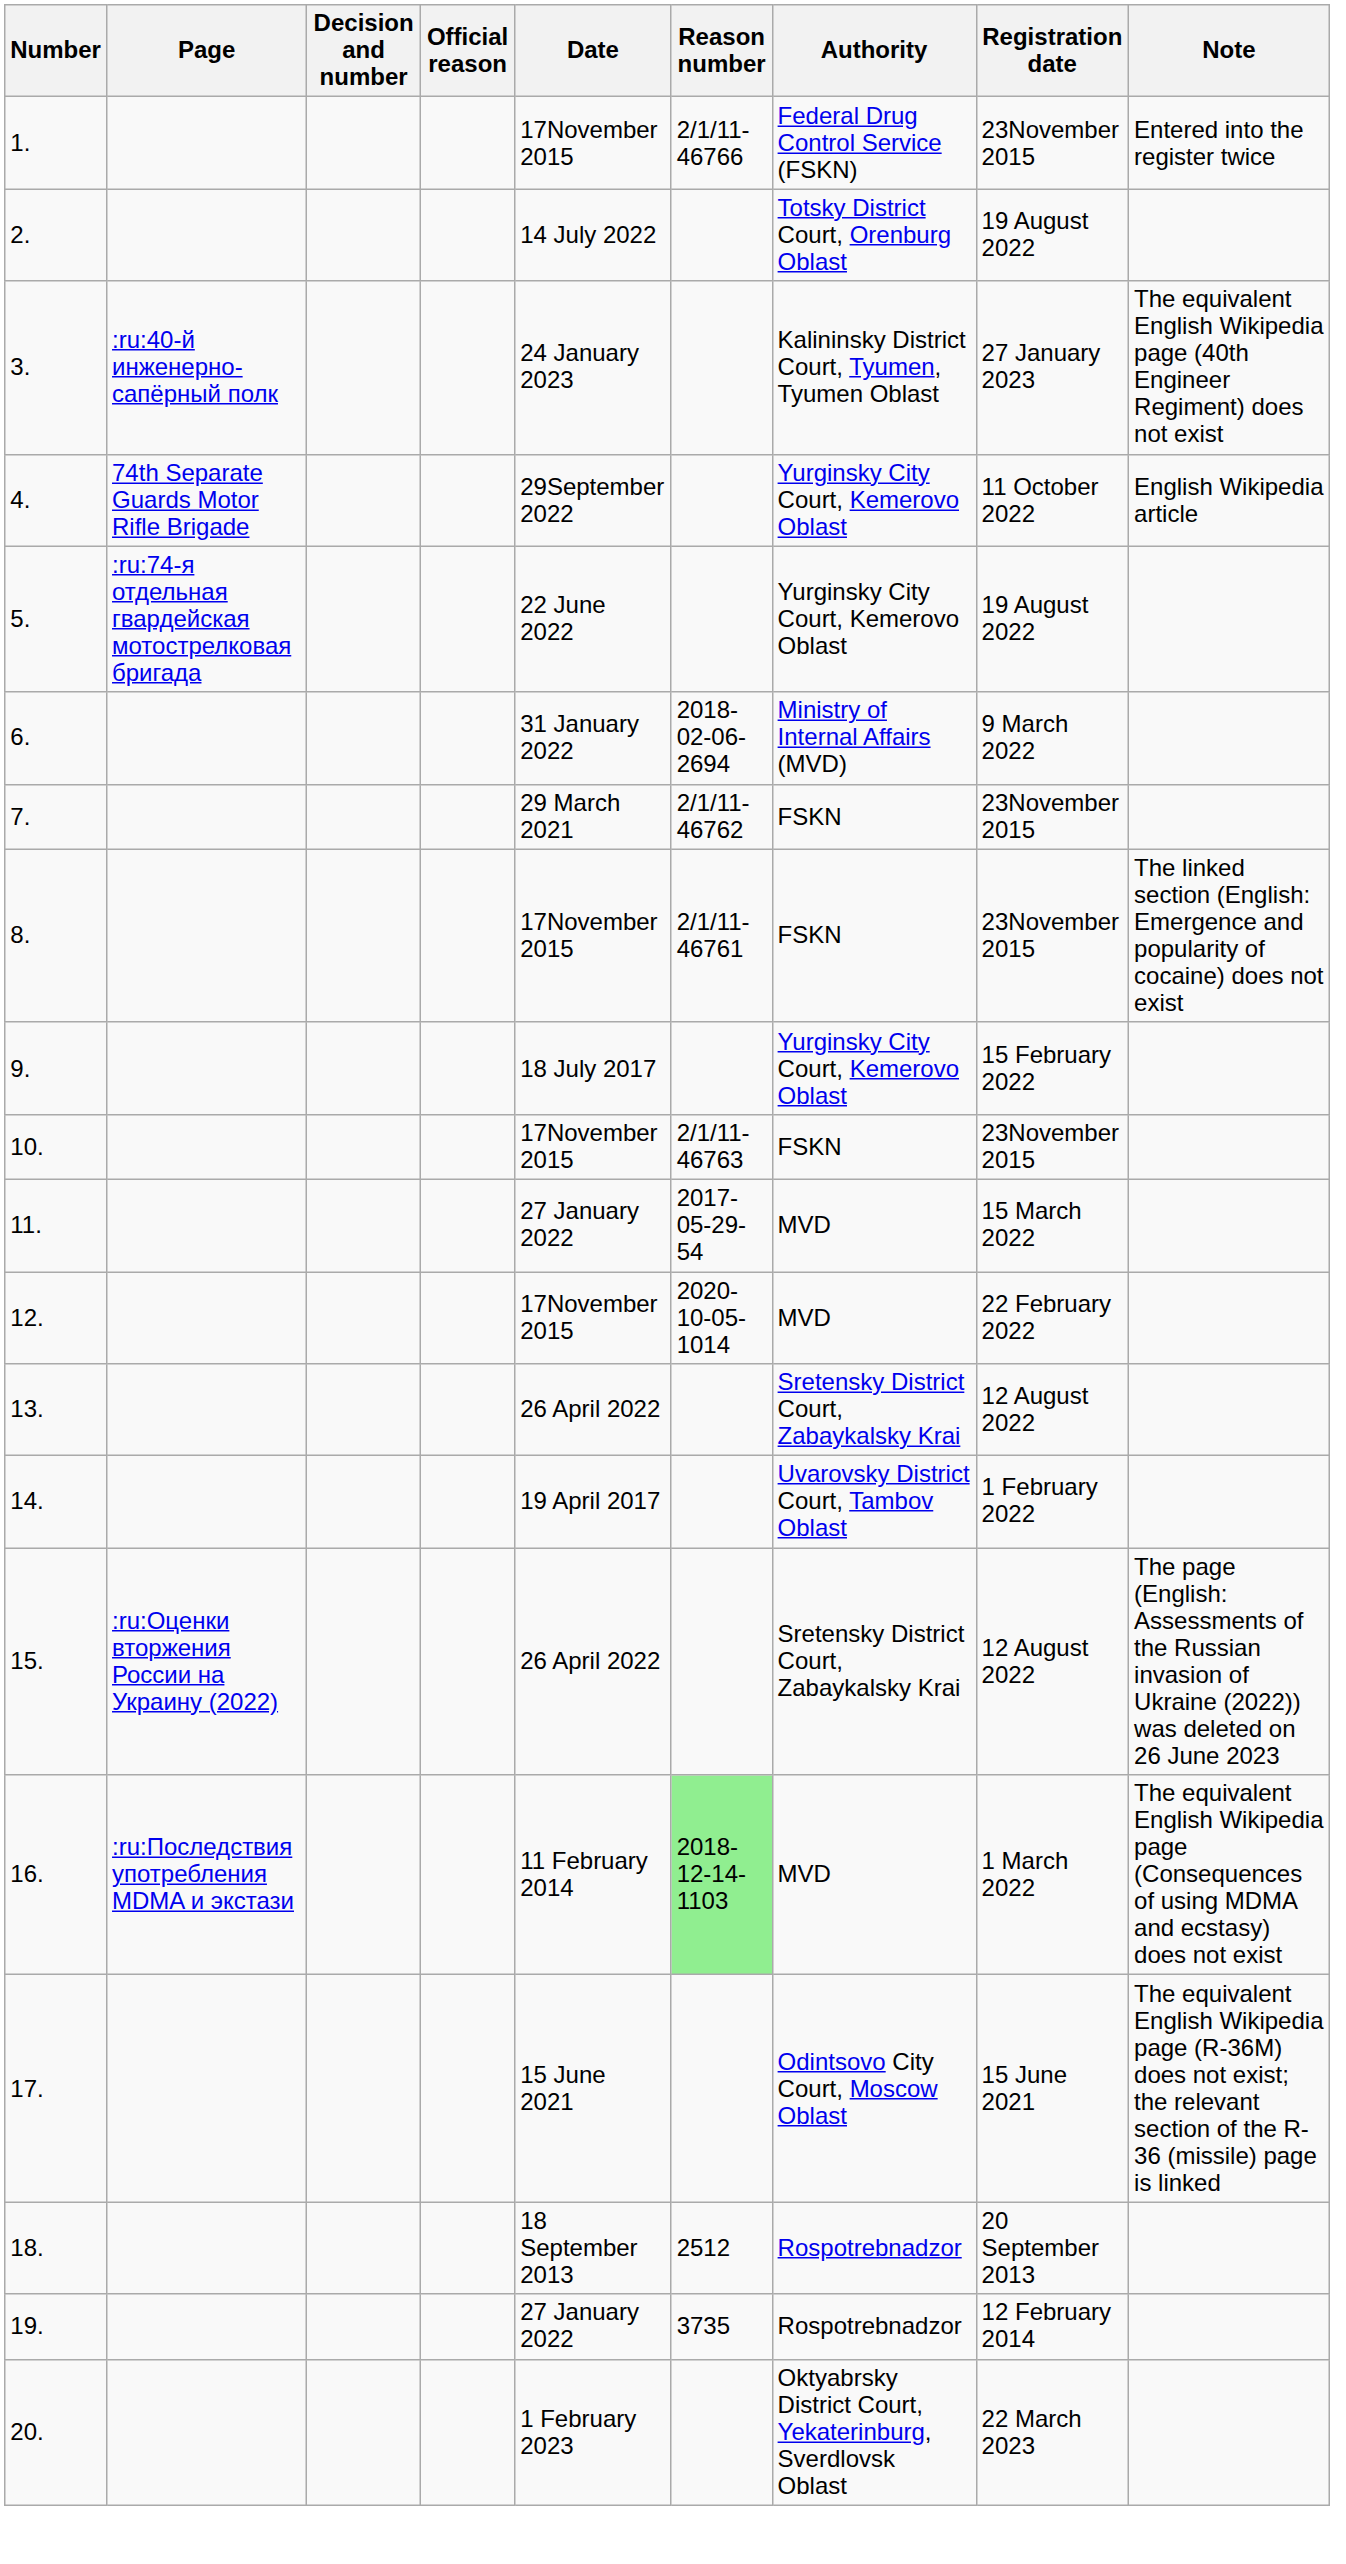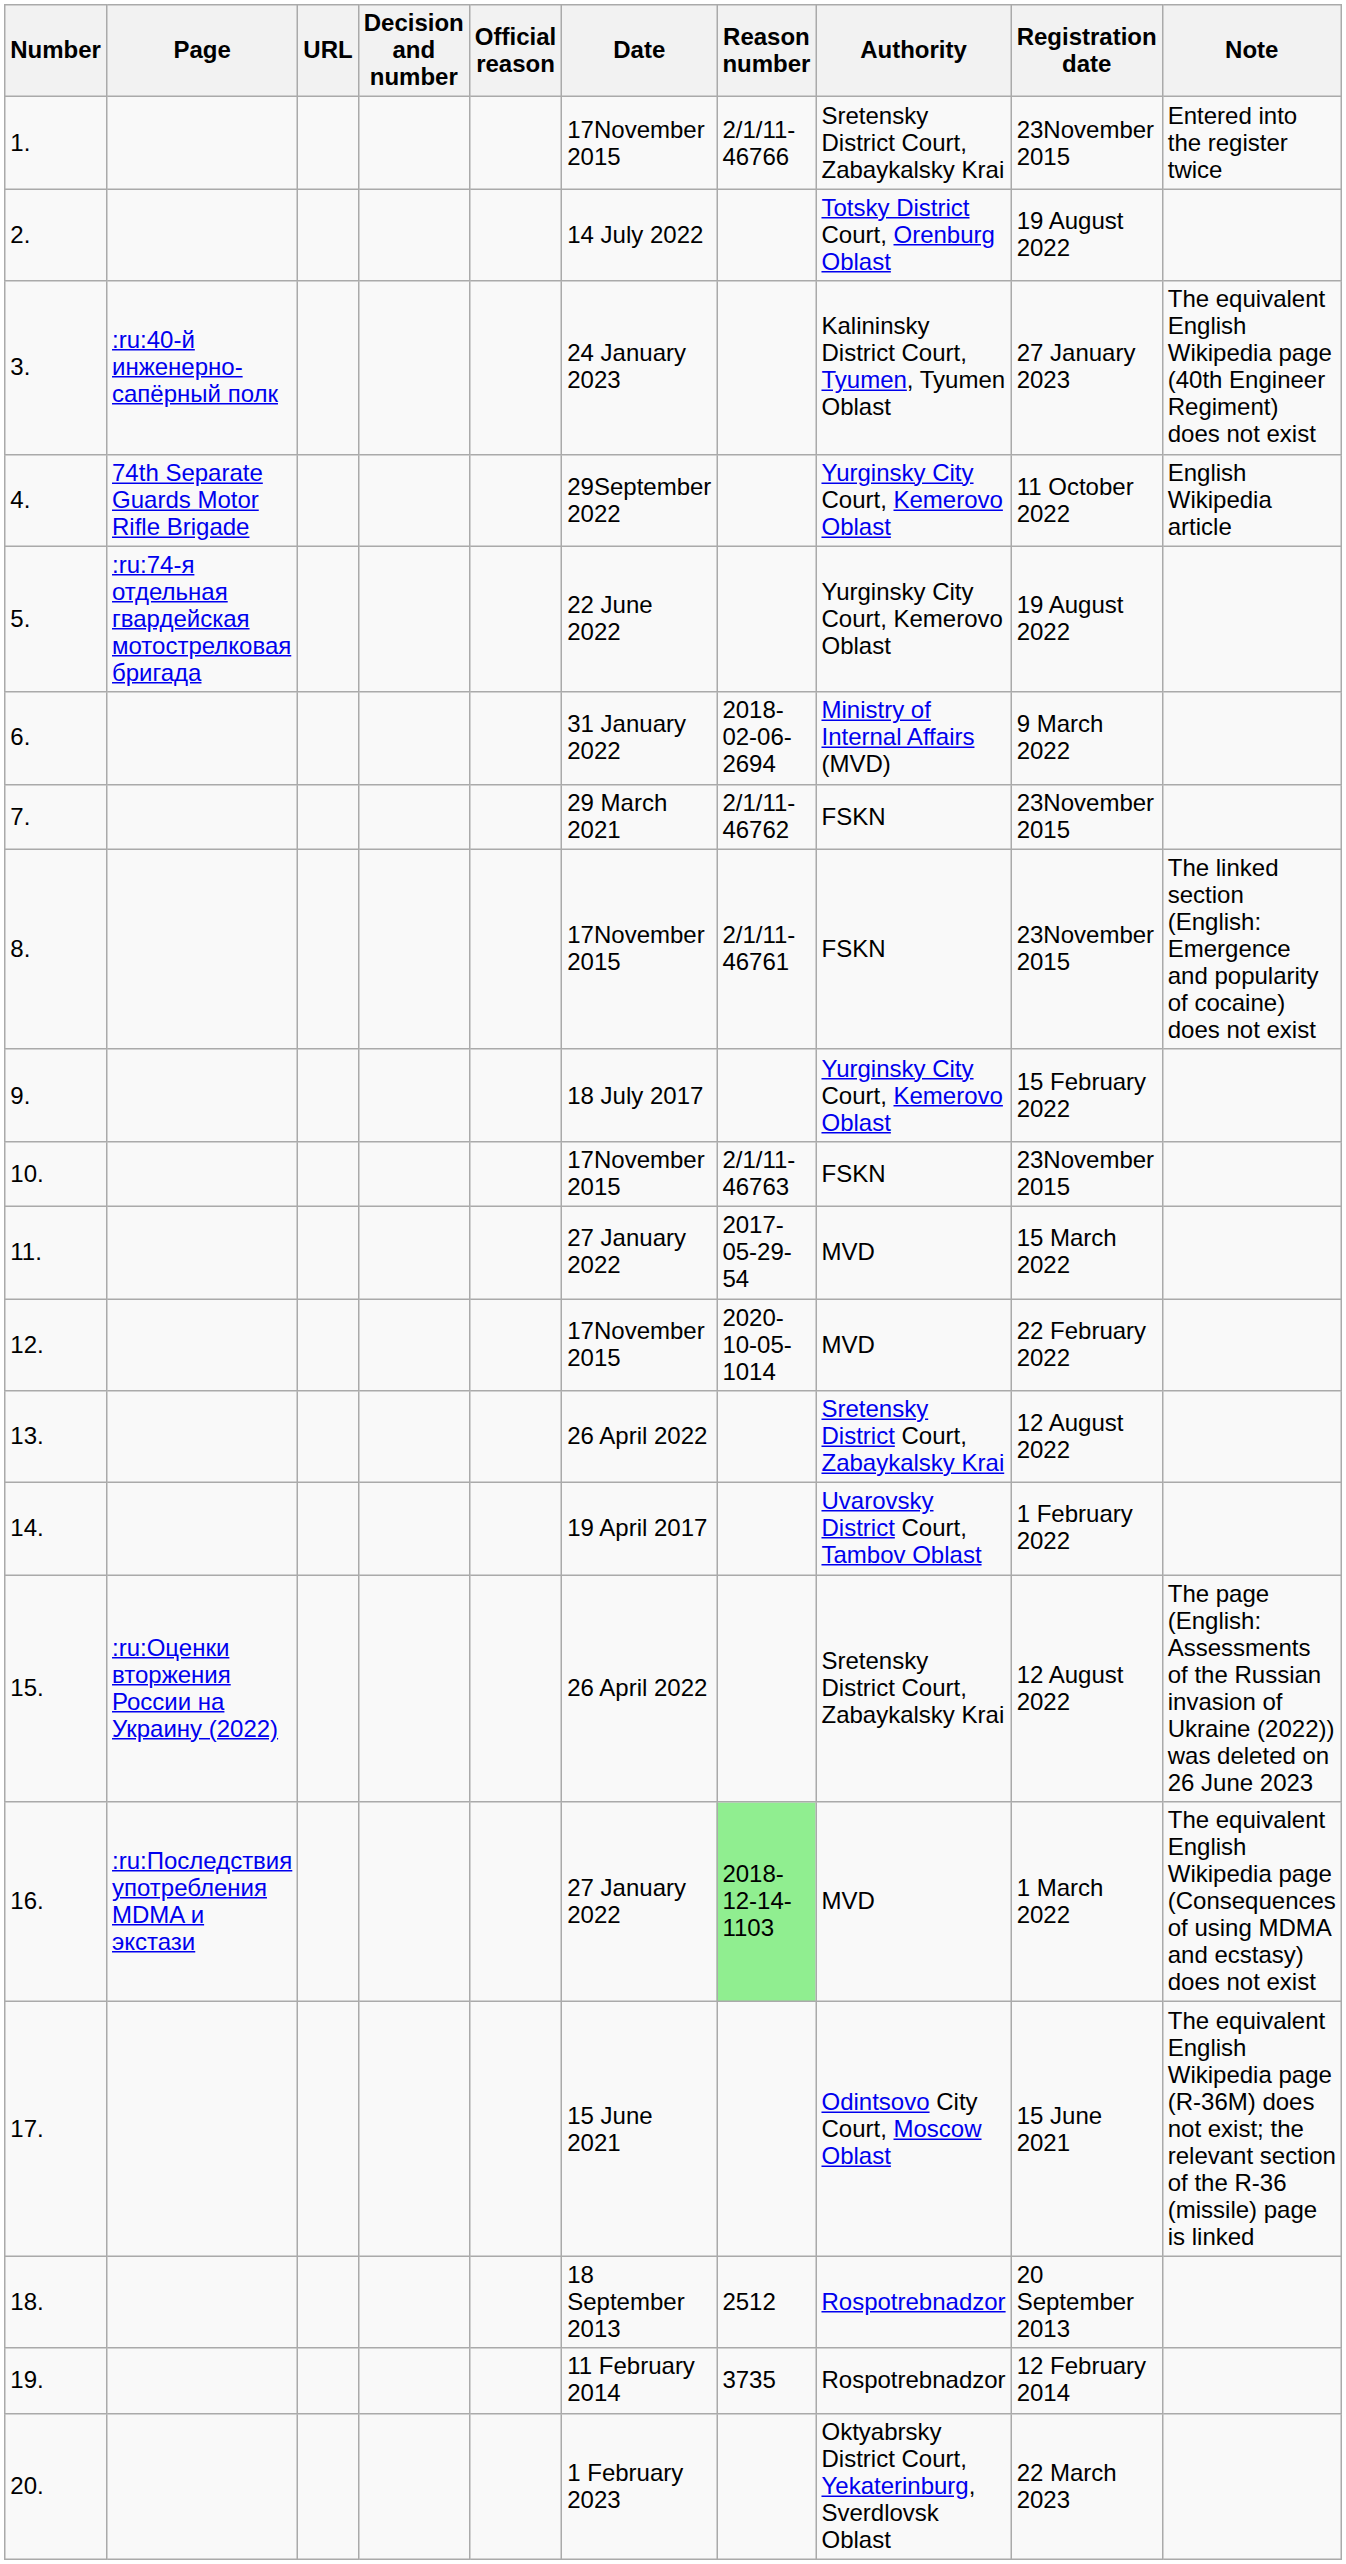+ column: (328, 50)
(860, 142) Federal Drug Control Service (FSKN) -> (913, 142) Sretensky District Court, Zabaykalsky Krai
(584, 1874) 11 February 2014 -> (627, 1901) 27 January 2022
(580, 2326) 27 January 2022 -> (631, 2380) 11 February 2014
